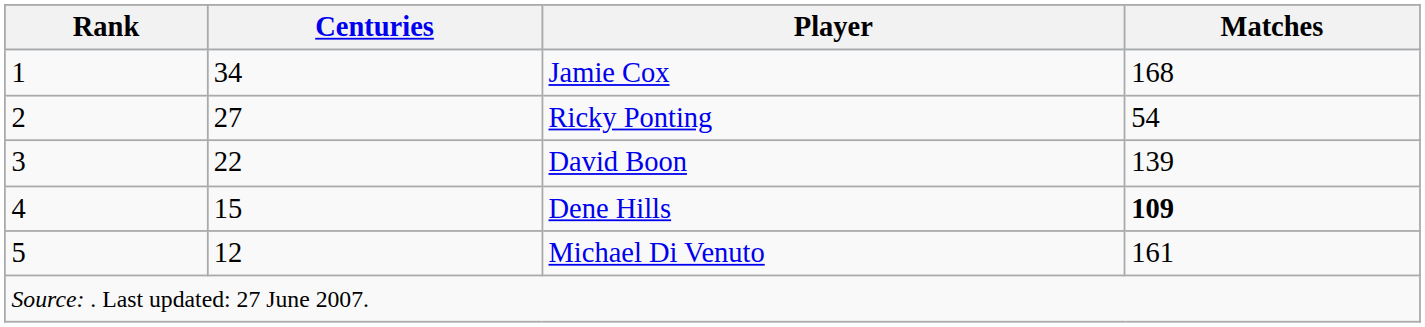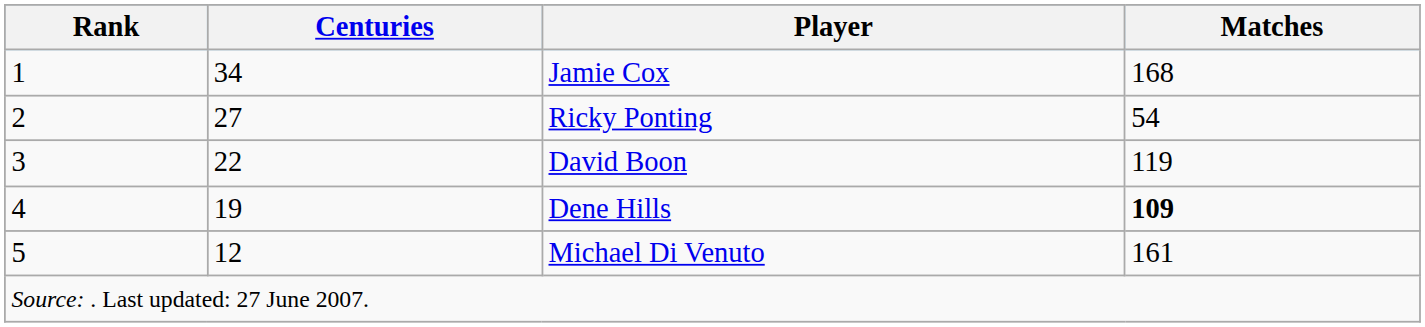(1153, 162) 139 -> (1152, 162) 119
(228, 207) 15 -> (228, 207) 19
